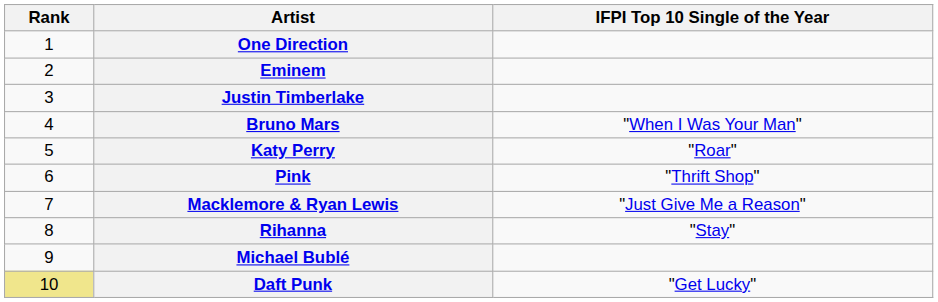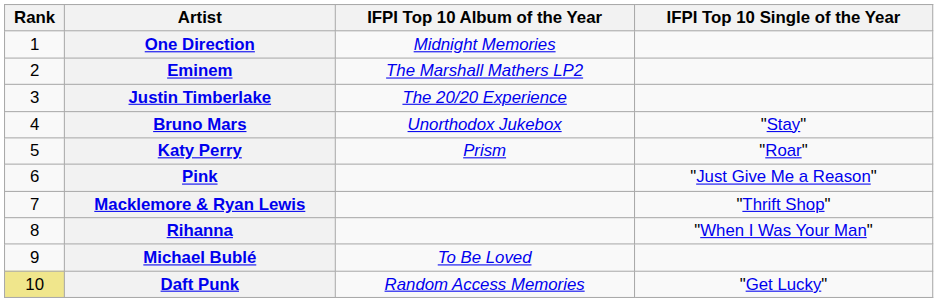+ column: (485, 17)
(712, 124) "When I Was Your Man" -> (783, 124) "Stay"
(712, 177) "Thrift Shop" -> (783, 177) "Just Give Me a Reason"
(712, 204) "Just Give Me a Reason" -> (783, 204) "Thrift Shop"
(712, 230) "Stay" -> (783, 230) "When I Was Your Man"
